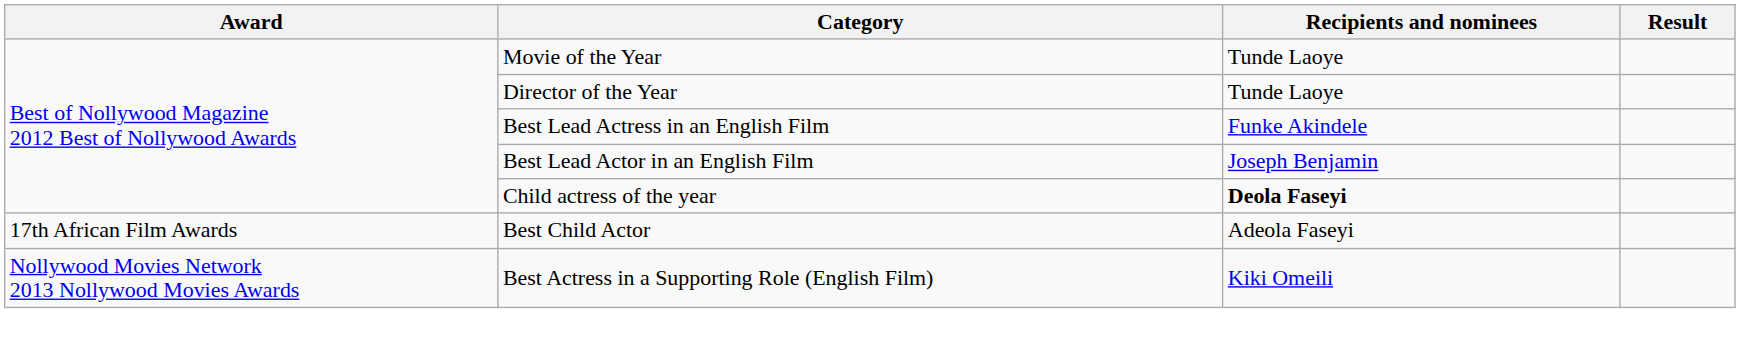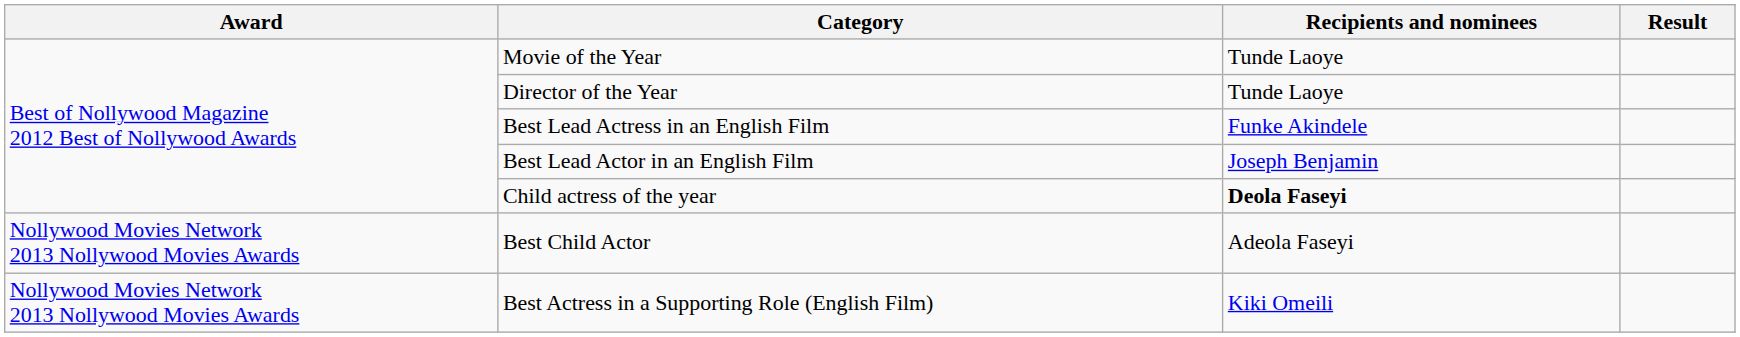(124, 230) 17th African Film Awards -> (155, 242) Nollywood Movies Network 2013 Nollywood Movies Awards
